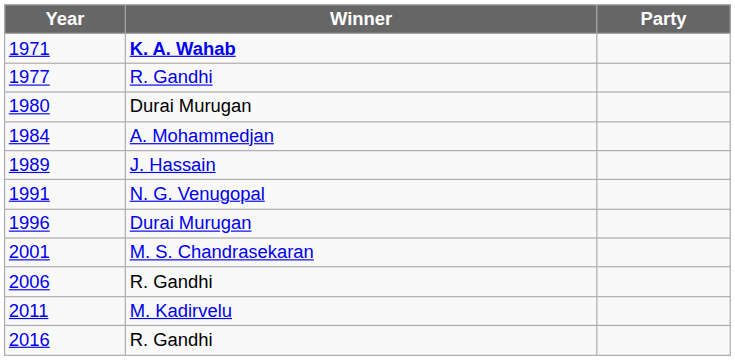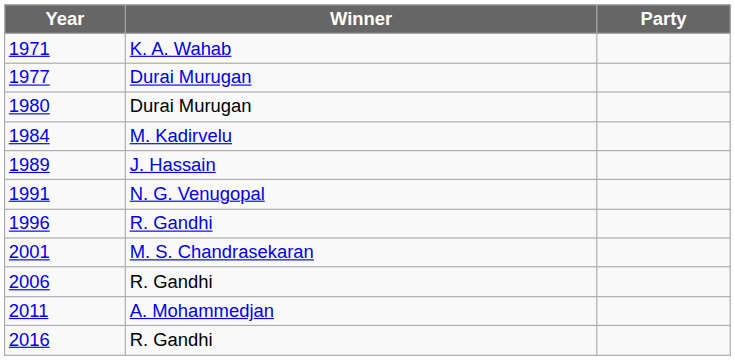(183, 48) bold -> (181, 48) normal
(171, 77) R. Gandhi -> (191, 77) Durai Murugan
(202, 135) A. Mohammedjan -> (181, 135) M. Kadirvelu
(191, 223) Durai Murugan -> (171, 223) R. Gandhi
(181, 310) M. Kadirvelu -> (202, 310) A. Mohammedjan
